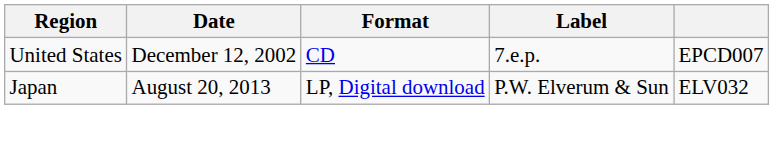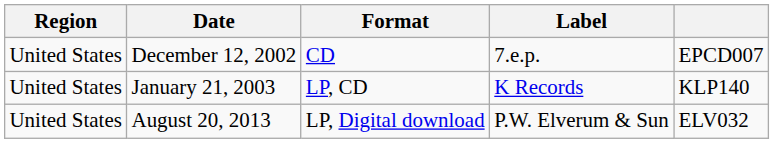+ row: (203, 87)
(33, 87) Japan -> (66, 120) United States
